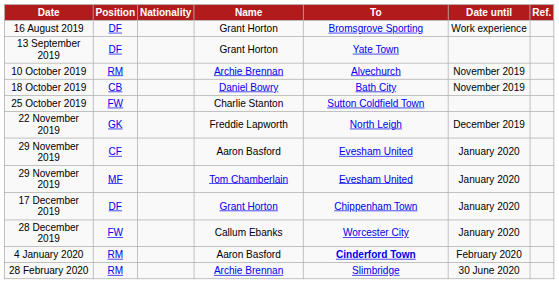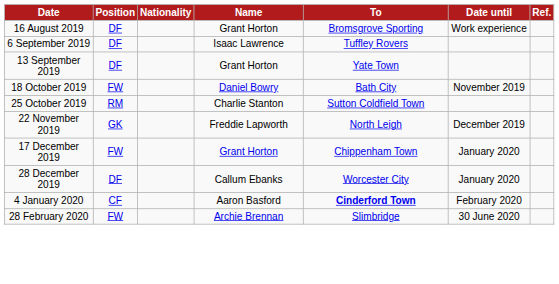+ row: (49, 45)
- row: (49, 72)
(115, 88) CB -> (115, 88) FW
(115, 104) FW -> (115, 104) RM
- row: (49, 152)
- row: (49, 179)
(115, 206) DF -> (115, 152) FW
(115, 234) FW -> (115, 179) DF
(115, 255) RM -> (115, 201) CF
(115, 271) RM -> (115, 217) FW
